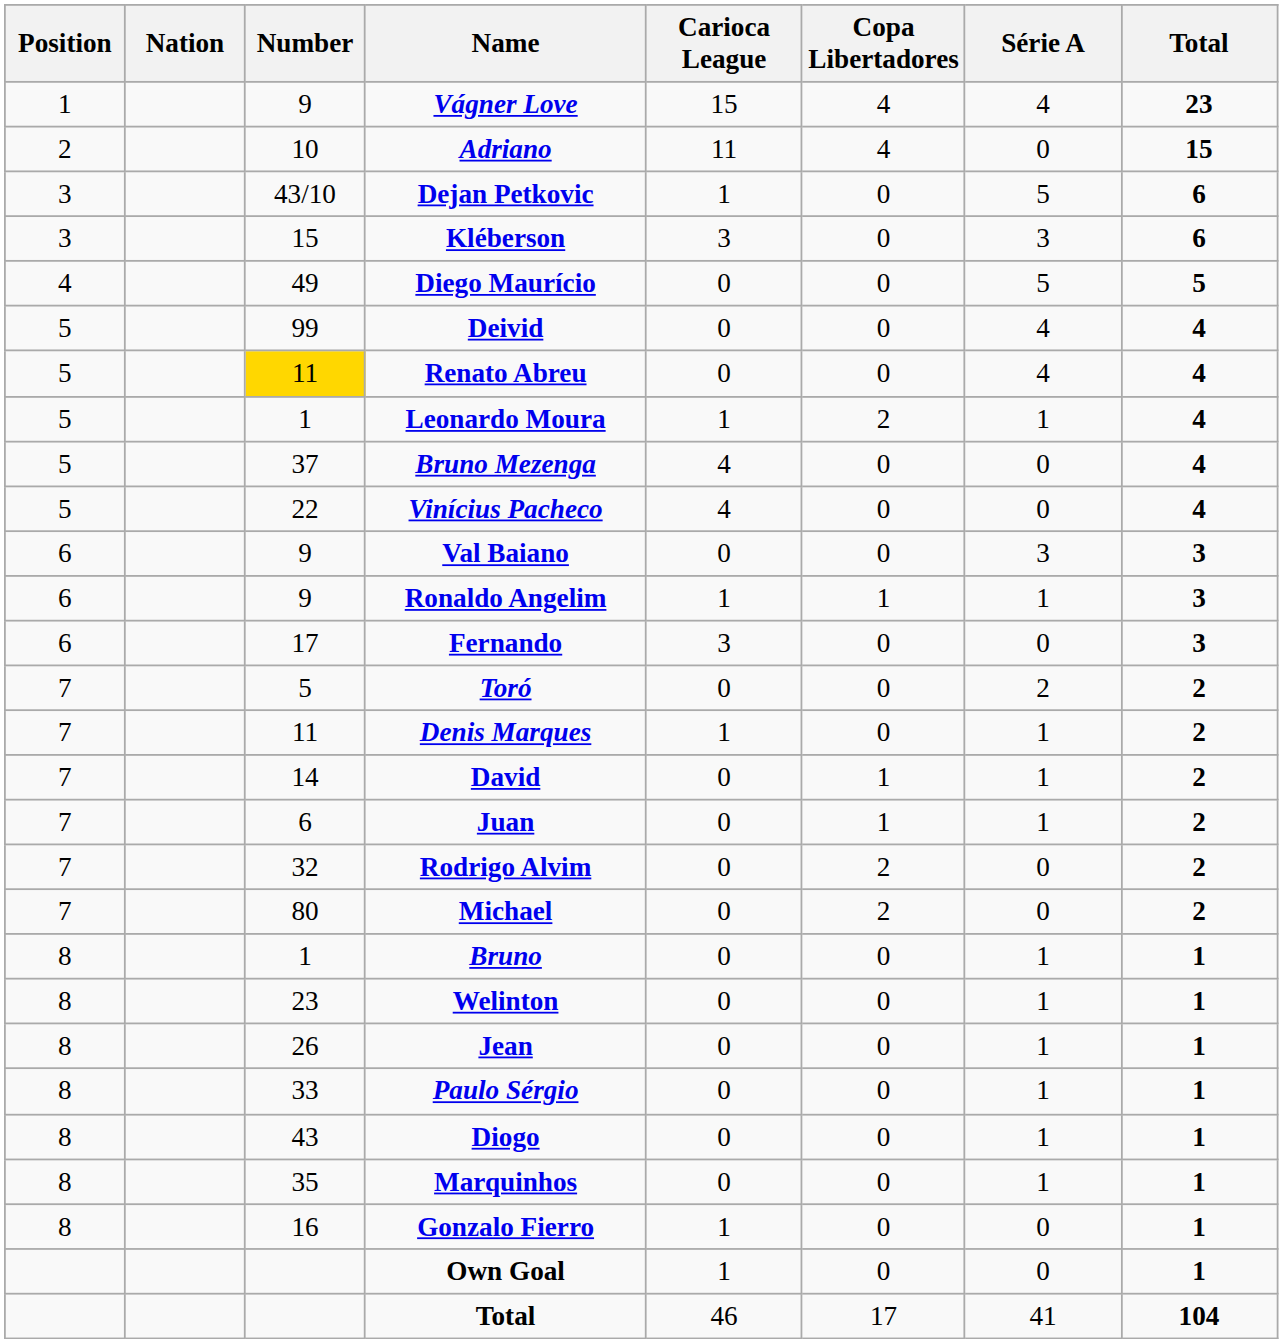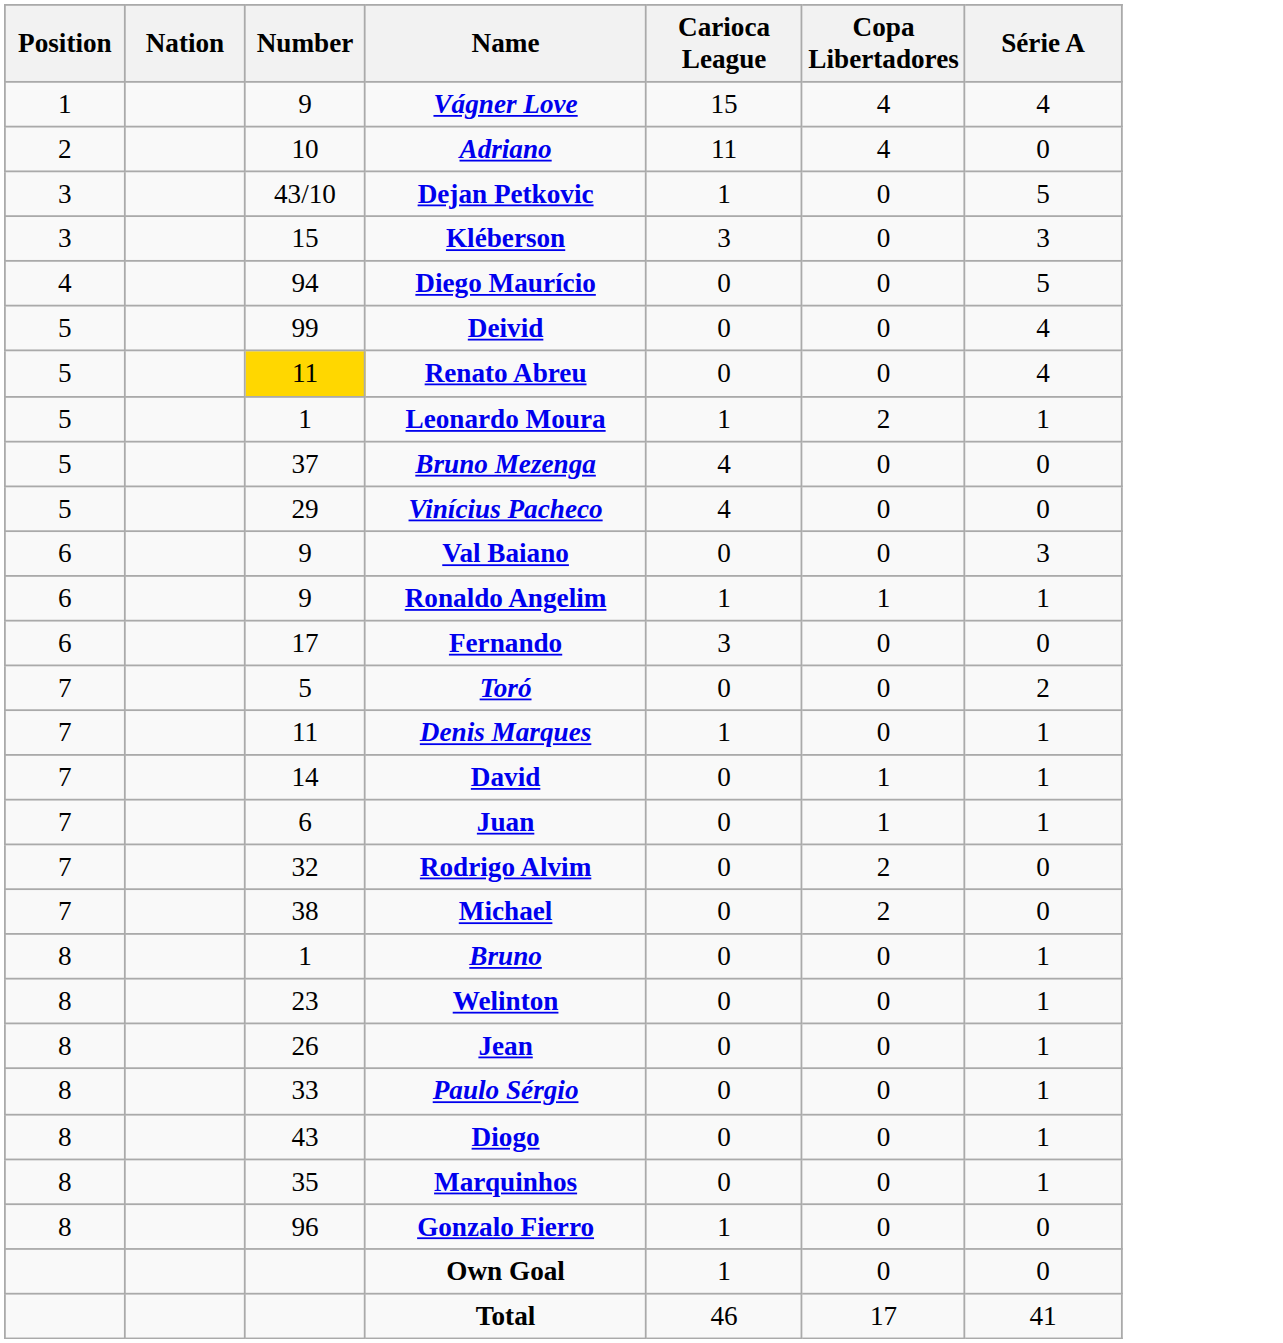- column: (1199, 43)
(305, 283) 49 -> (305, 283) 94
(305, 507) 22 -> (305, 507) 29
(305, 911) 80 -> (305, 911) 38
(305, 1225) 16 -> (305, 1225) 96
